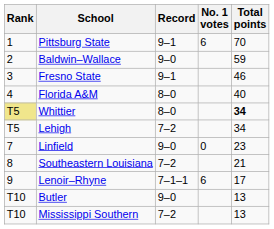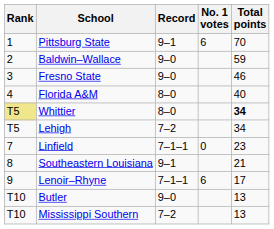(167, 77) 9–1 -> (167, 77) 9–0
(167, 146) 9–0 -> (173, 146) 7–1–1
(167, 163) 7–2 -> (167, 163) 9–1
